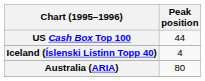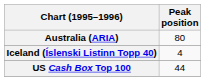rows swapped: (82, 68) <-> (82, 38)
